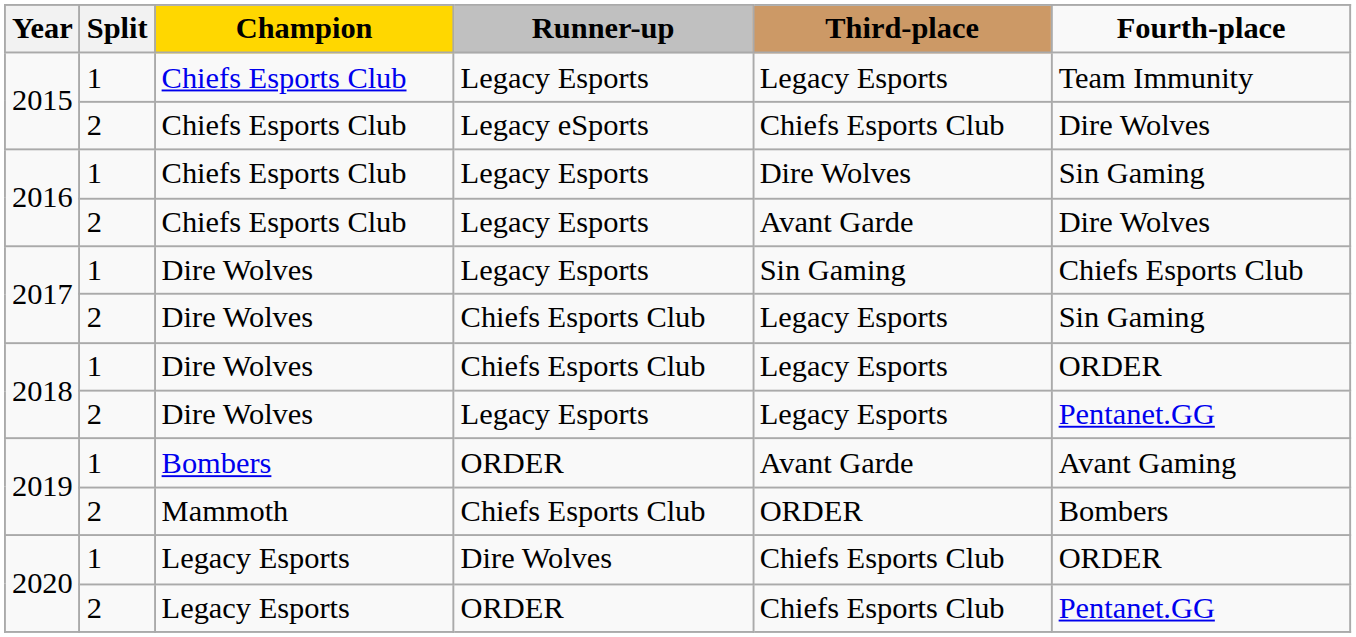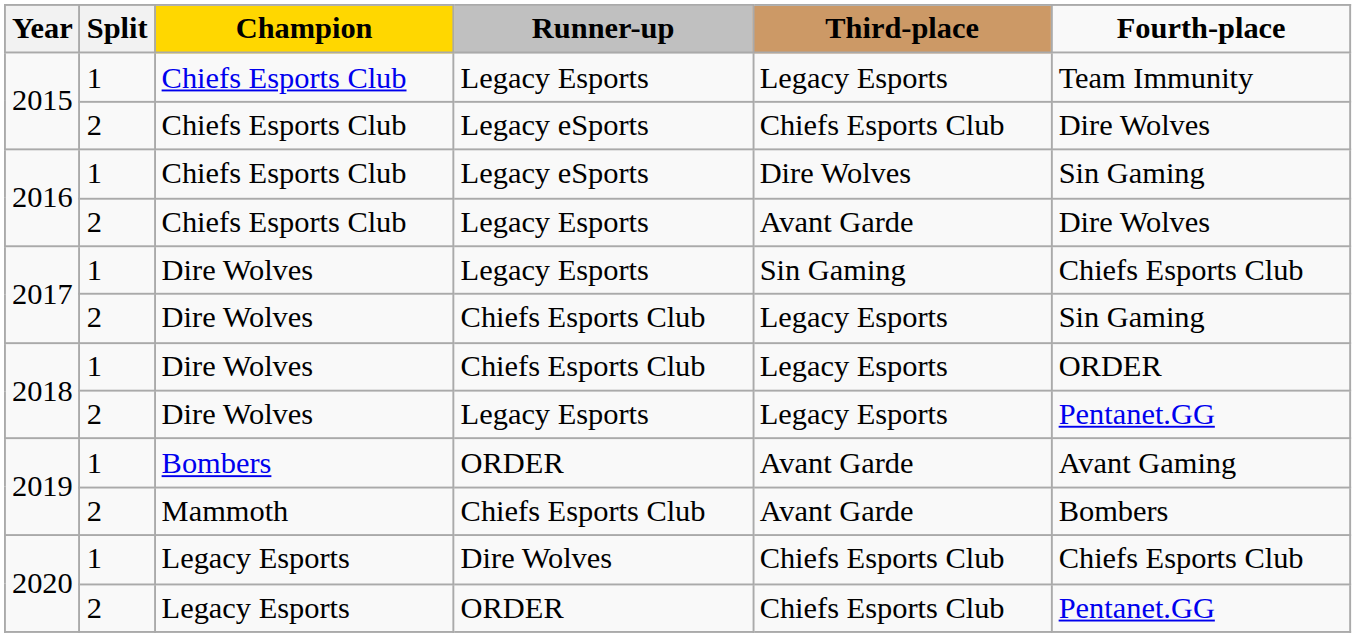(555, 173) Legacy Esports -> (555, 173) Legacy eSports
(811, 510) ORDER -> (837, 510) Avant Garde
(1110, 558) ORDER -> (1181, 558) Chiefs Esports Club
